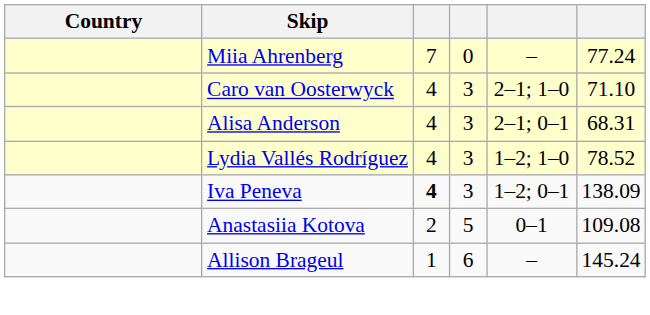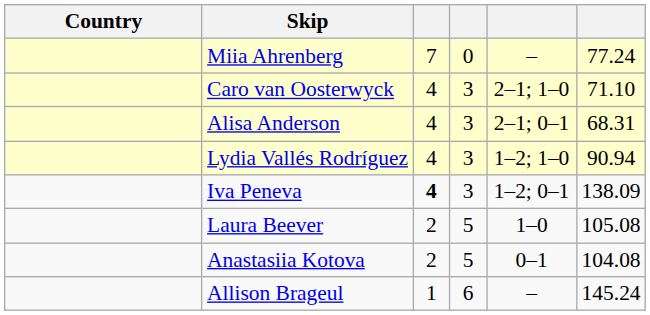(611, 157) 78.52 -> (611, 157) 90.94
+ row: (265, 225)
(611, 225) 109.08 -> (611, 259) 104.08
